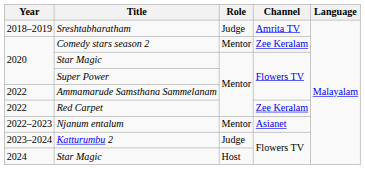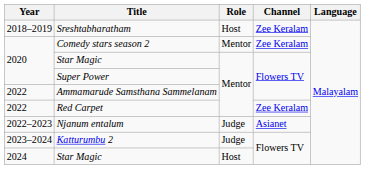(233, 28) Judge -> (231, 28) Host
(278, 28) Amrita TV -> (282, 28) Zee Keralam
(236, 124) Mentor -> (233, 124) Judge
